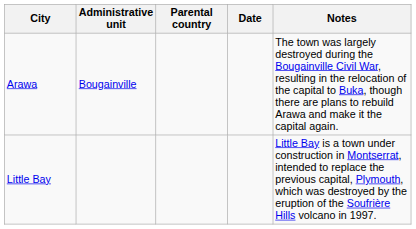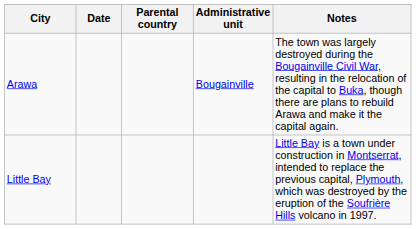columns swapped: (116, 19) <-> (250, 19)
